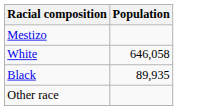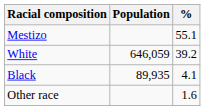+ column: (186, 14)
(150, 55) 646,058 -> (150, 55) 646,059
